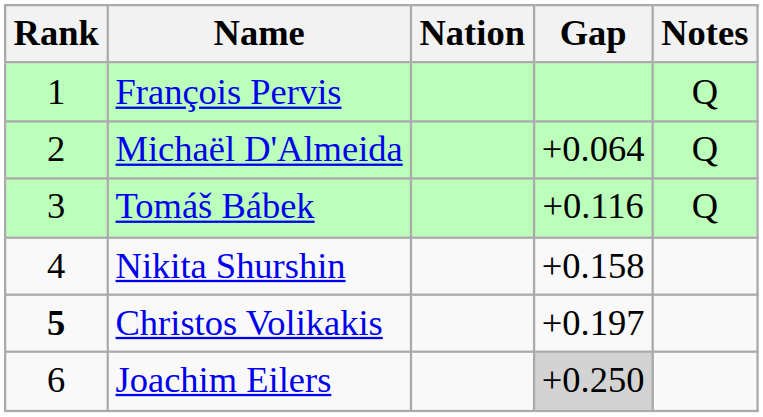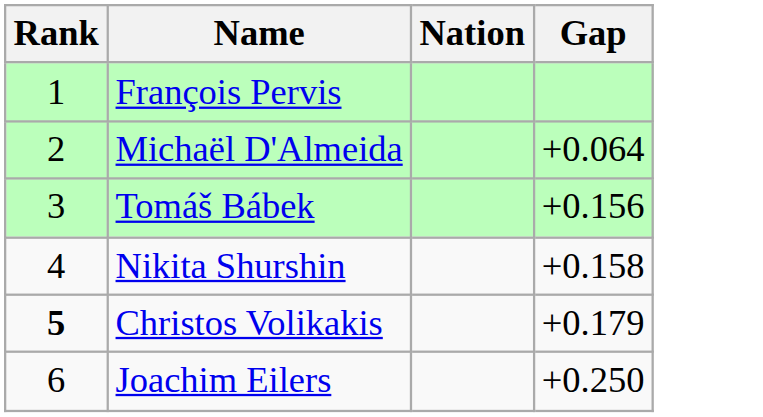- column: (705, 33)
(593, 206) +0.116 -> (593, 206) +0.156
(593, 322) +0.197 -> (593, 322) +0.179
(593, 380) lightgrey background -> (593, 380) no background
